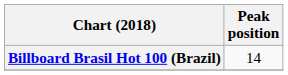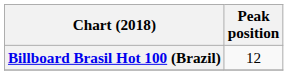(254, 57) 14 -> (254, 57) 12
